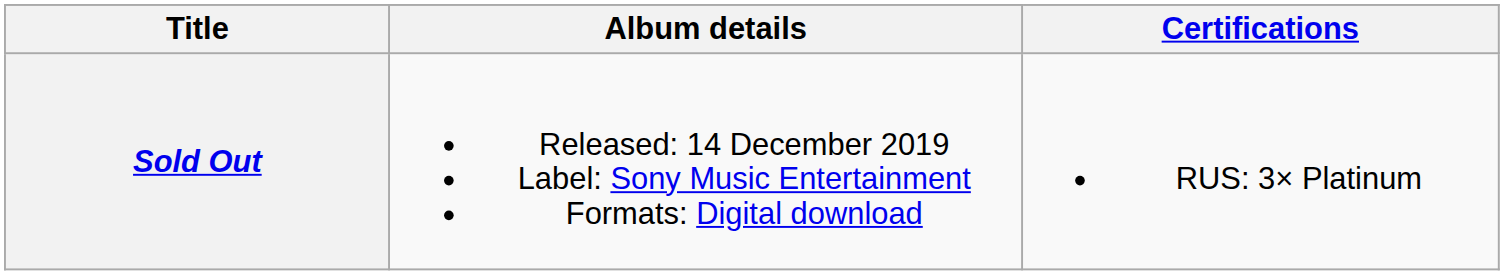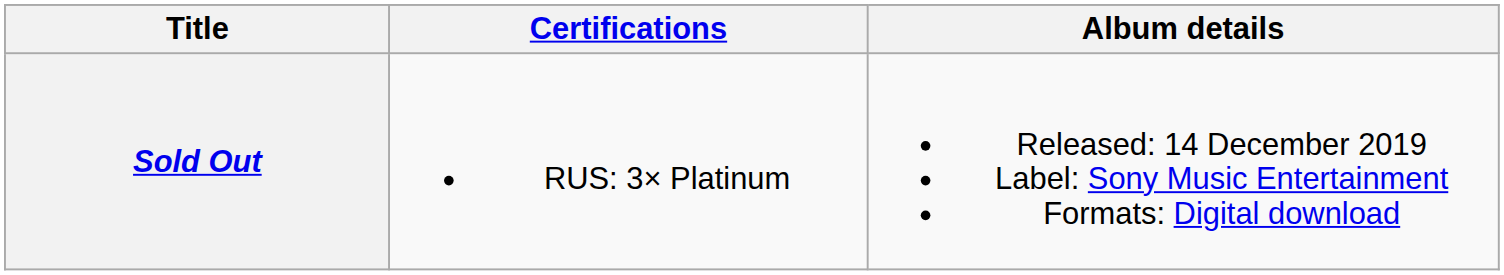columns swapped: (706, 28) <-> (1260, 28)
